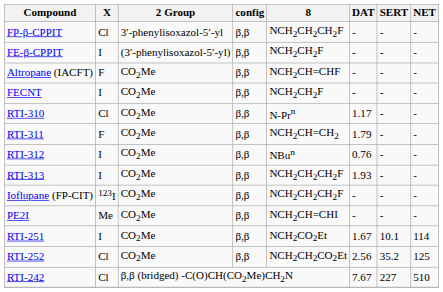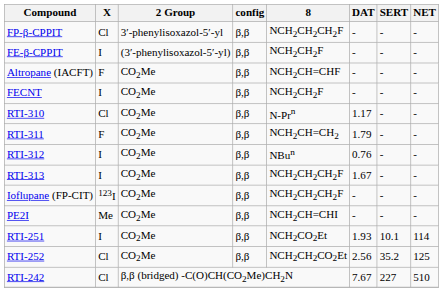(362, 175) 1.93 -> (362, 175) 1.67
(362, 236) 1.67 -> (362, 236) 1.93
